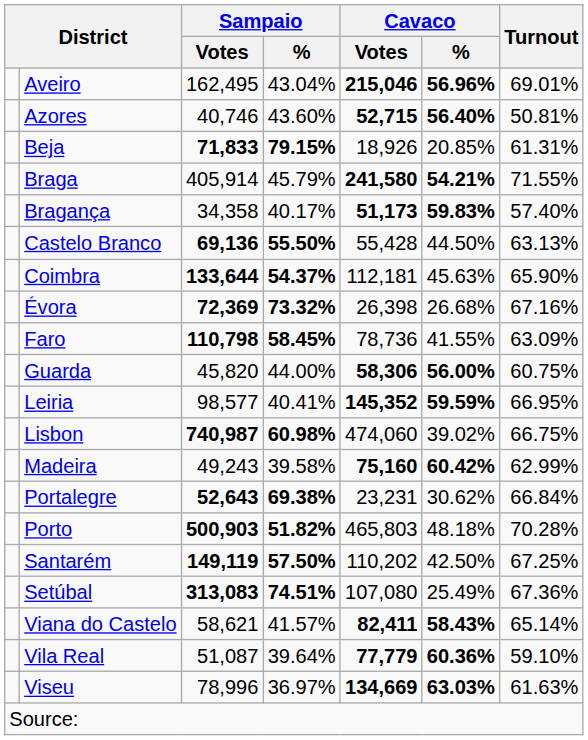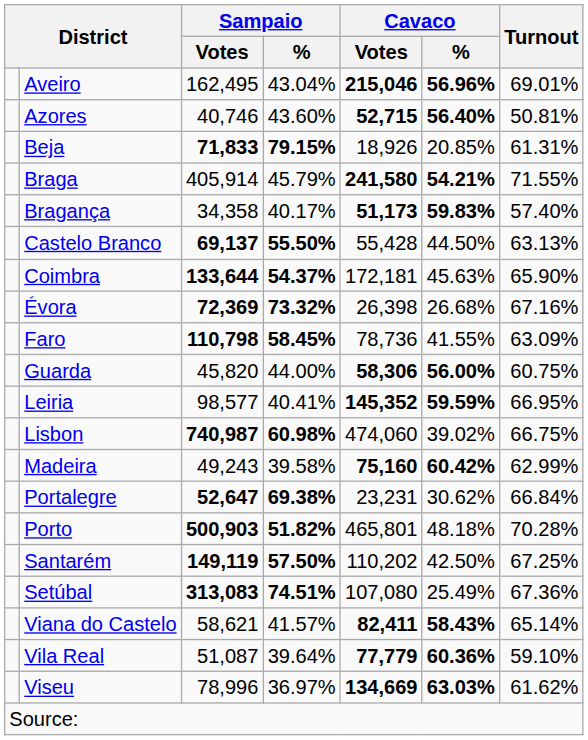(228, 243) 69,136 -> (228, 243) 69,137
(382, 275) 112,181 -> (381, 275) 172,181
(228, 497) 52,643 -> (228, 497) 52,647
(381, 529) 465,803 -> (381, 529) 465,801
(544, 688) 61.63% -> (544, 688) 61.62%
